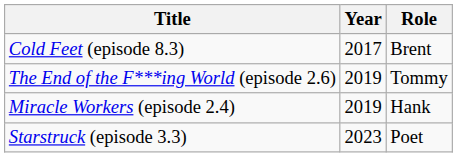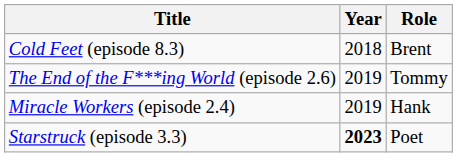(363, 48) 2017 -> (363, 48) 2018
(363, 136) normal -> (363, 136) bold
